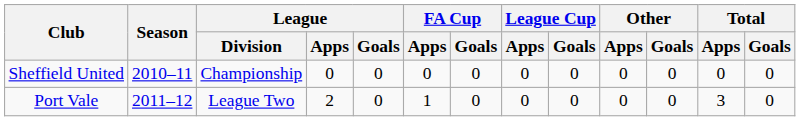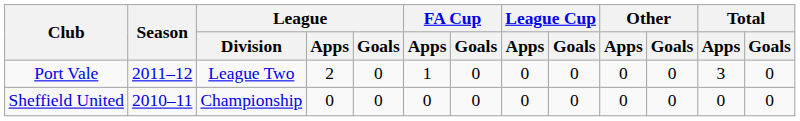rows swapped: (66, 73) <-> (66, 101)
